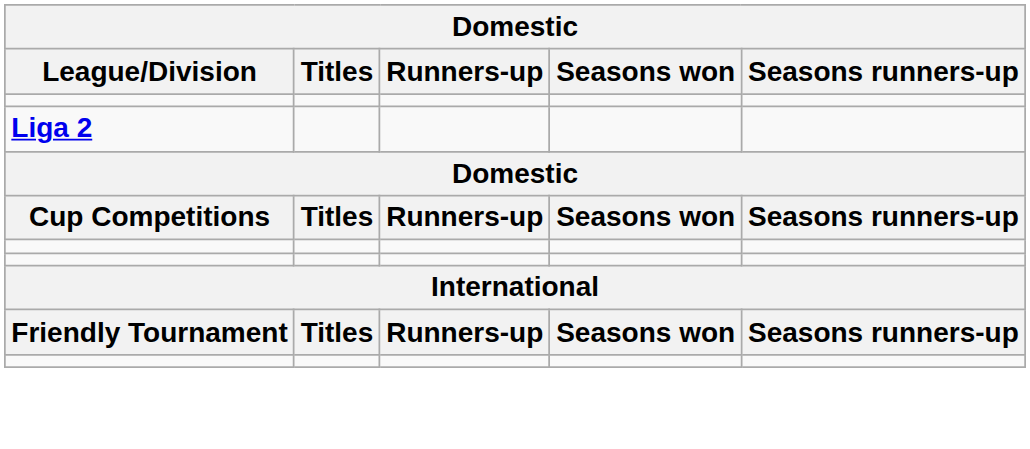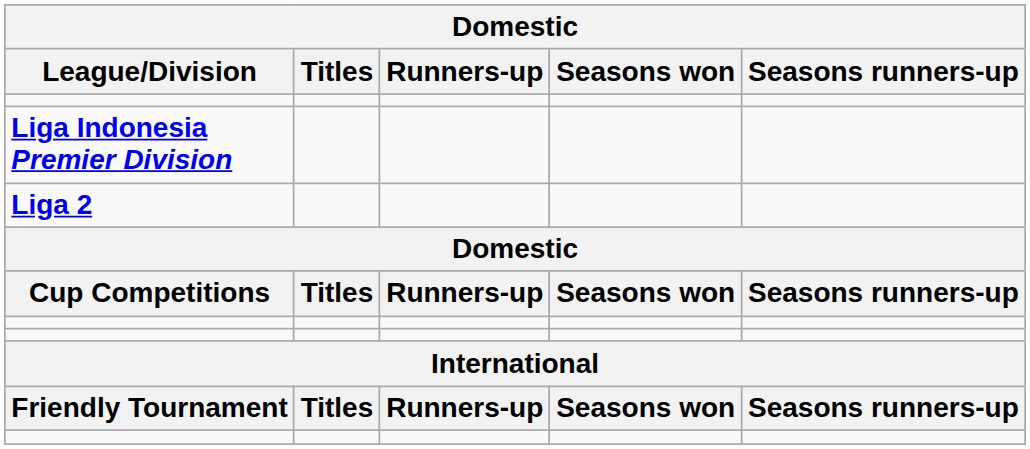+ row: (150, 145)
